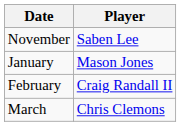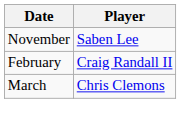- row: (31, 62)
